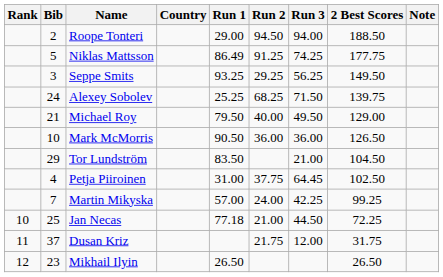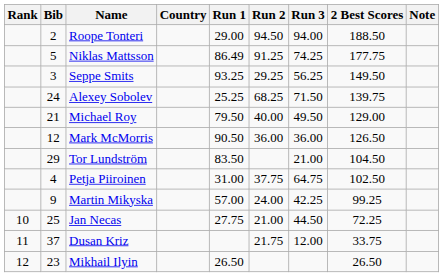(53, 138) 10 -> (53, 138) 12
(308, 179) 64.45 -> (308, 179) 64.75
(53, 199) 7 -> (53, 199) 9
(229, 220) 77.18 -> (229, 220) 27.75
(367, 240) 31.75 -> (367, 240) 33.75
